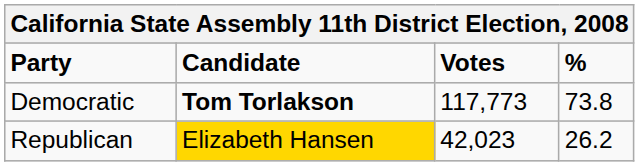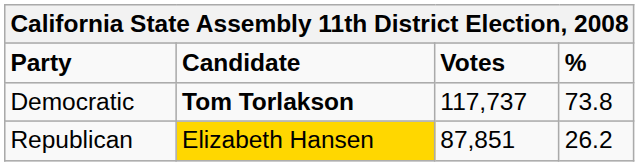(484, 101) 117,773 -> (484, 101) 117,737
(478, 140) 42,023 -> (478, 140) 87,851
